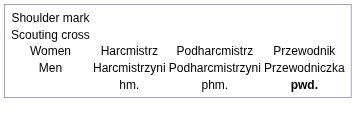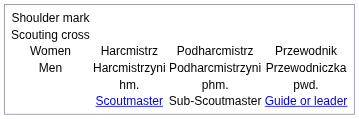(304, 84) bold -> (306, 84) normal
+ row: (129, 101)
